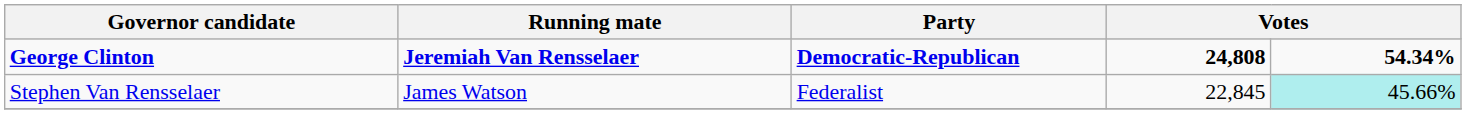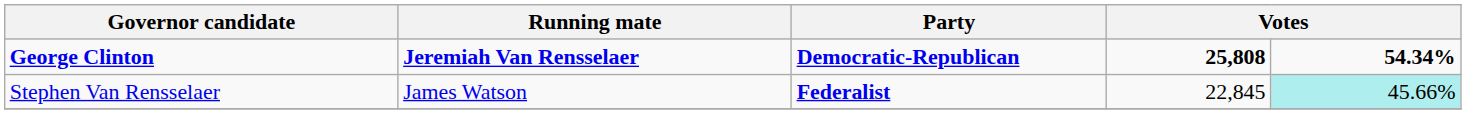(1235, 56) 24,808 -> (1235, 56) 25,808
(840, 91) normal -> (843, 91) bold
